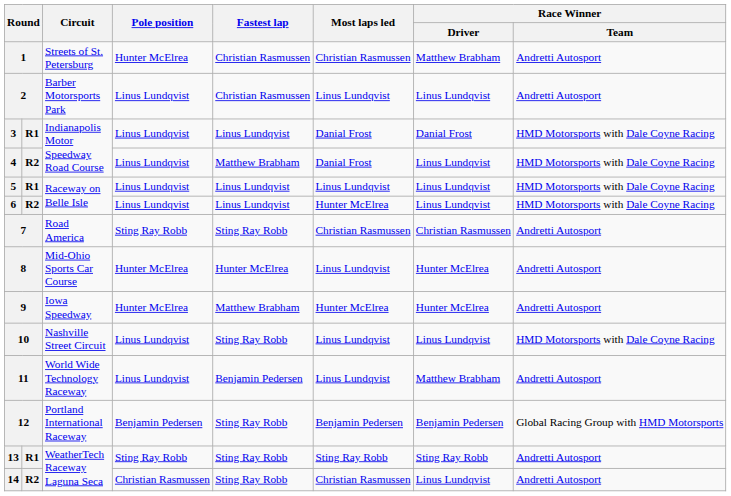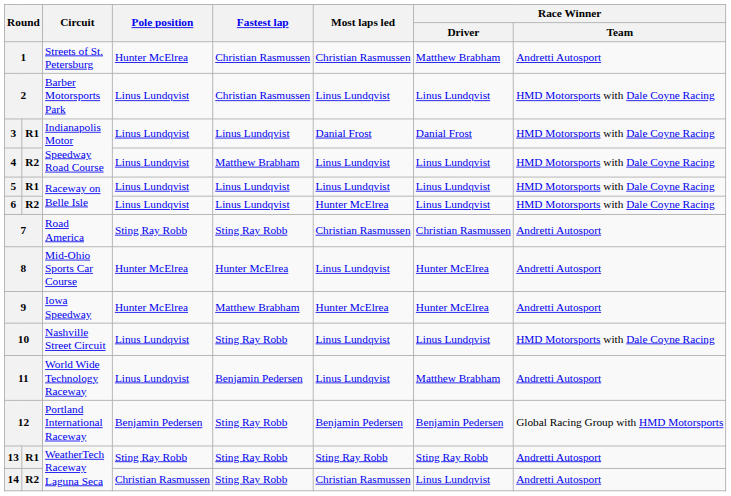(559, 95) Andretti Autosport -> (615, 95) HMD Motorsports with Dale Coyne Racing
(344, 162) Danial Frost -> (353, 162) Linus Lundqvist
